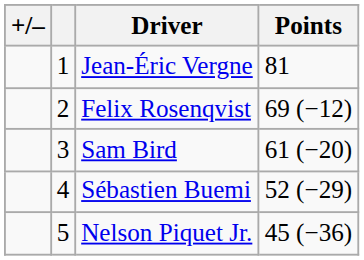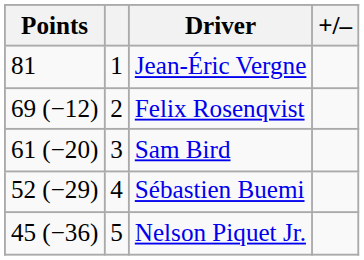columns swapped: (28, 24) <-> (308, 24)
